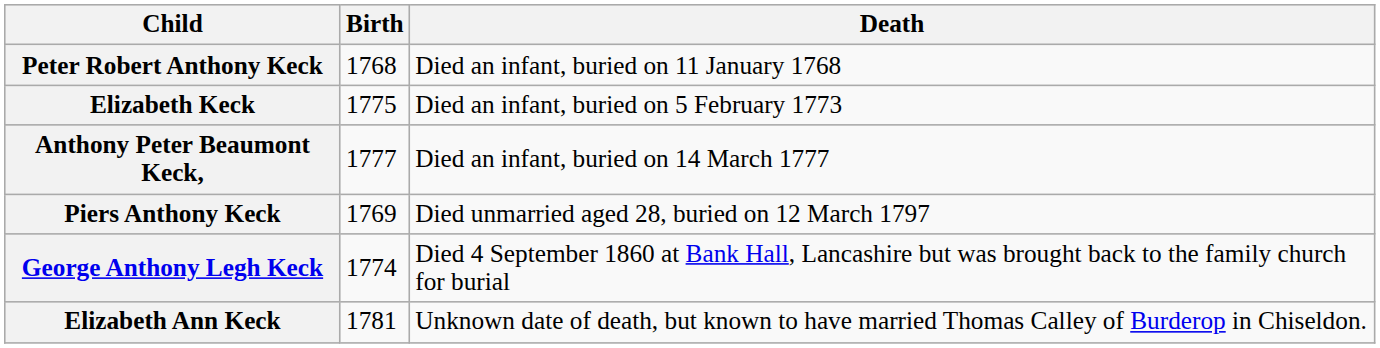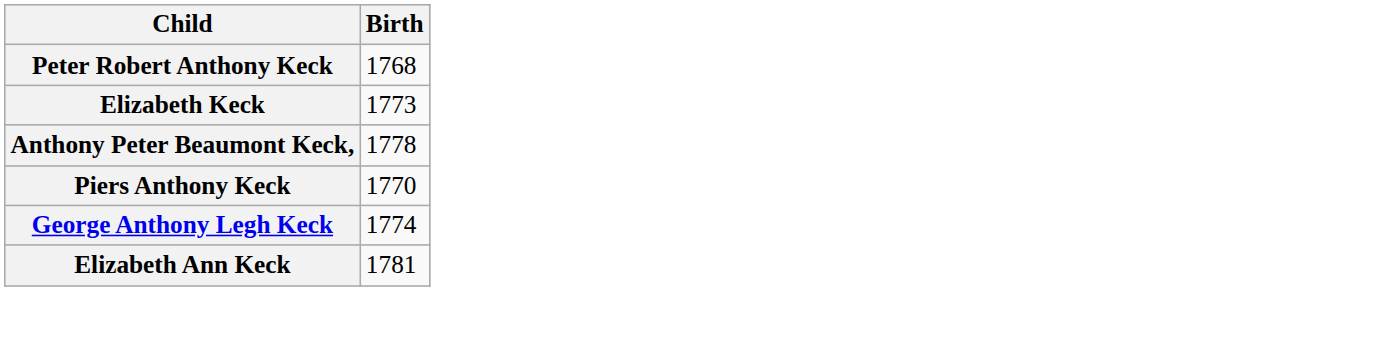- column: (892, 24)
(371, 104) 1775 -> (391, 104) 1773
(371, 159) 1777 -> (391, 144) 1778
(371, 213) 1769 -> (391, 184) 1770
